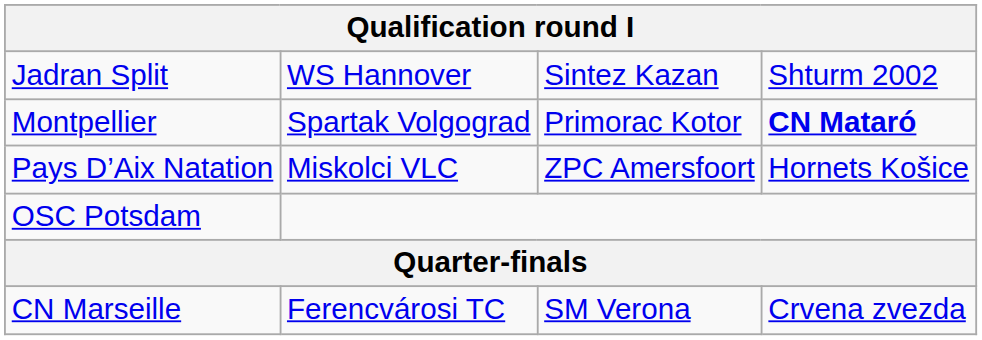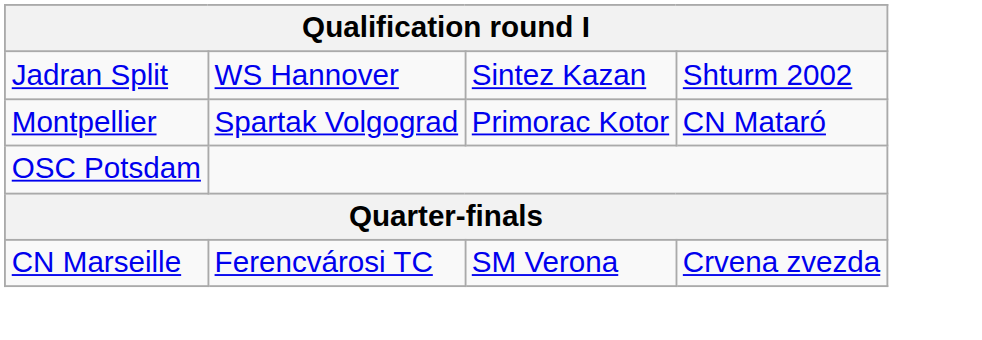(842, 121) bold -> (754, 121) normal
- row: (143, 168)
